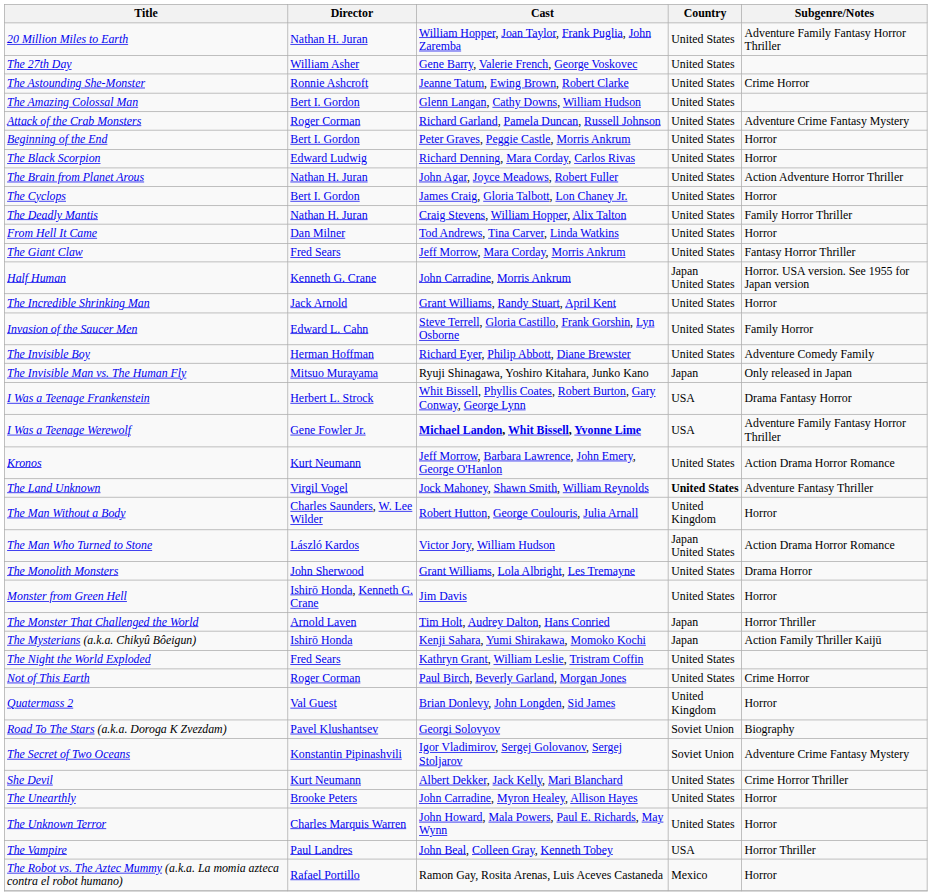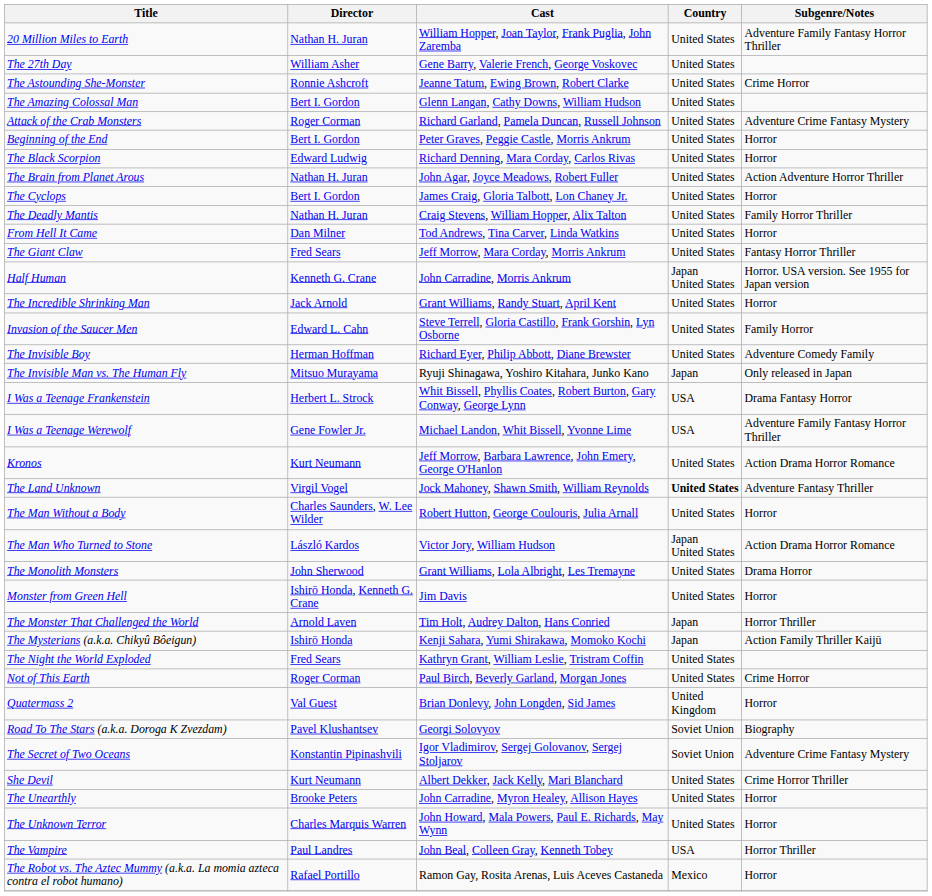(530, 430) bold -> (525, 430) normal
(694, 513) United Kingdom -> (703, 513) United States
